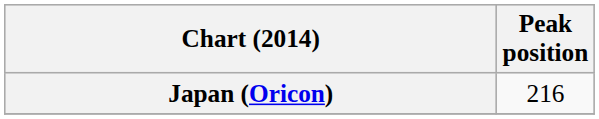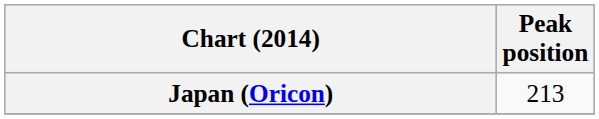(545, 93) 216 -> (545, 93) 213
